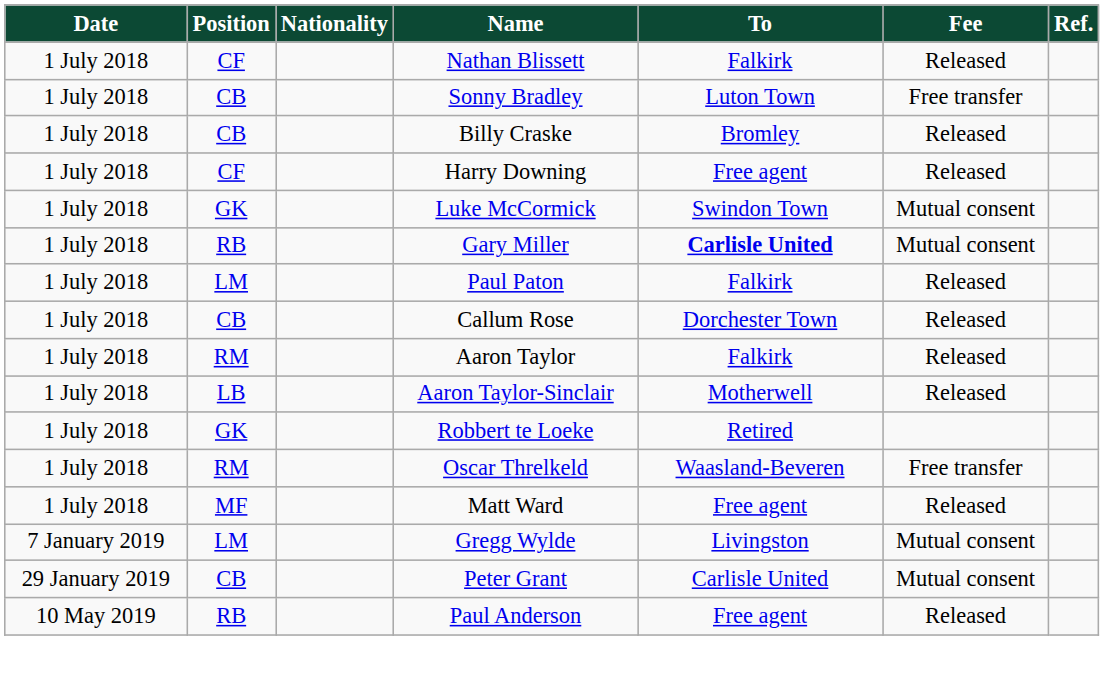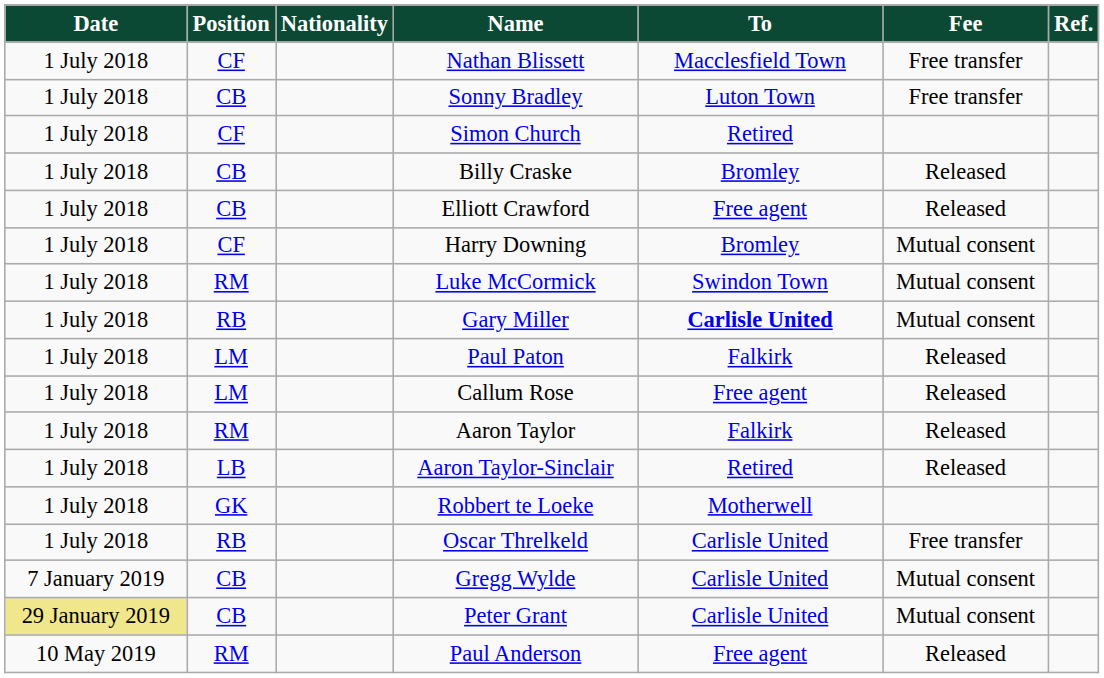(760, 60) Falkirk -> (760, 60) Macclesfield Town
(966, 60) Released -> (966, 60) Free transfer
+ row: (516, 134)
+ row: (515, 208)
(760, 171) Free agent -> (760, 245) Bromley
(966, 171) Released -> (966, 245) Mutual consent
(231, 208) GK -> (231, 282) RM
(231, 319) CB -> (231, 393) LM
(760, 319) Dorchester Town -> (760, 393) Free agent
(760, 393) Motherwell -> (760, 468) Retired
(760, 430) Retired -> (760, 505) Motherwell
(231, 468) RM -> (231, 542) RB
(760, 468) Waasland-Beveren -> (760, 542) Carlisle United
- row: (515, 505)
(231, 542) LM -> (231, 579) CB
(760, 542) Livingston -> (760, 579) Carlisle United
(96, 579) no background -> (96, 616) khaki background
(231, 616) RB -> (231, 653) RM
